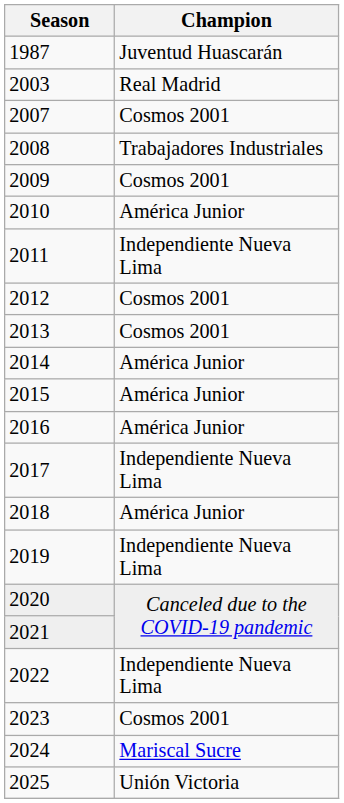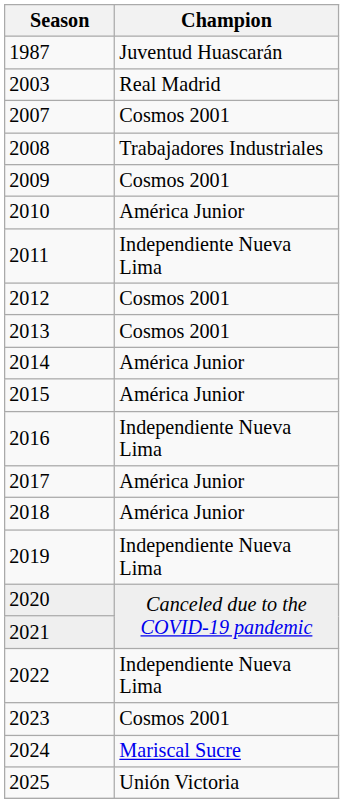(182, 426) América Junior -> (205, 438) Independiente Nueva Lima
(205, 470) Independiente Nueva Lima -> (182, 481) América Junior
